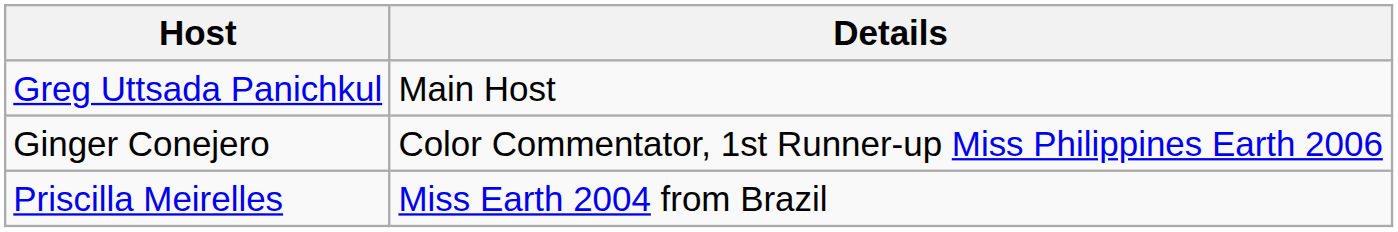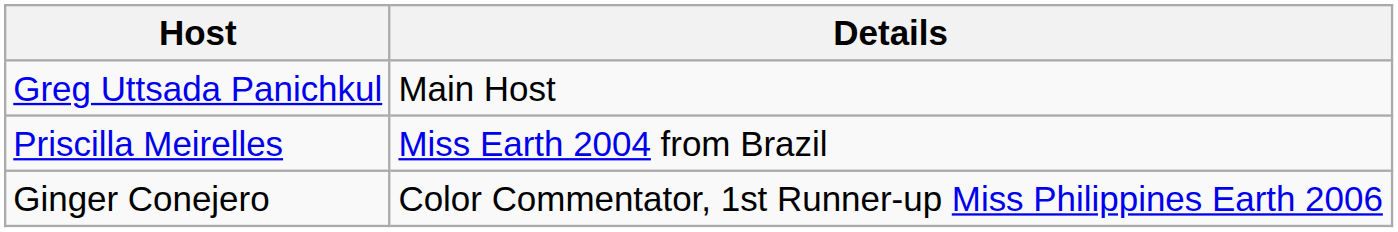rows swapped: (148, 199) <-> (141, 144)
